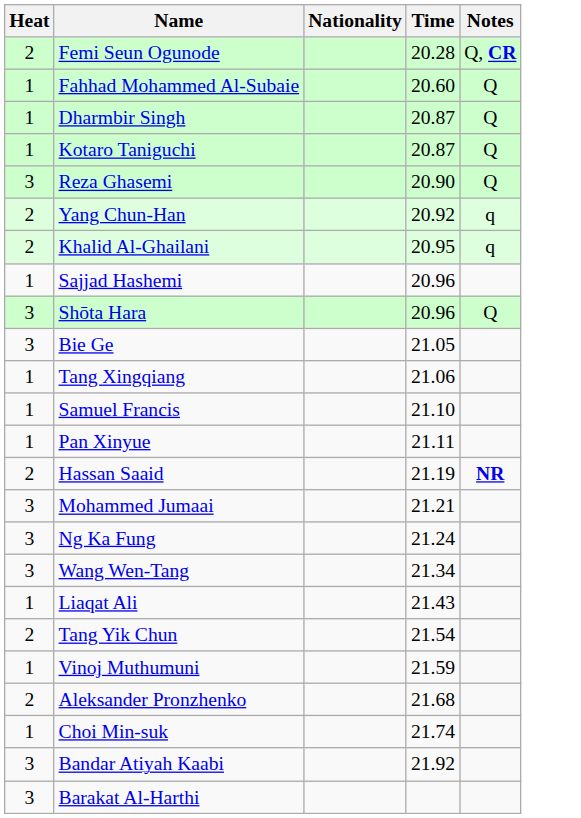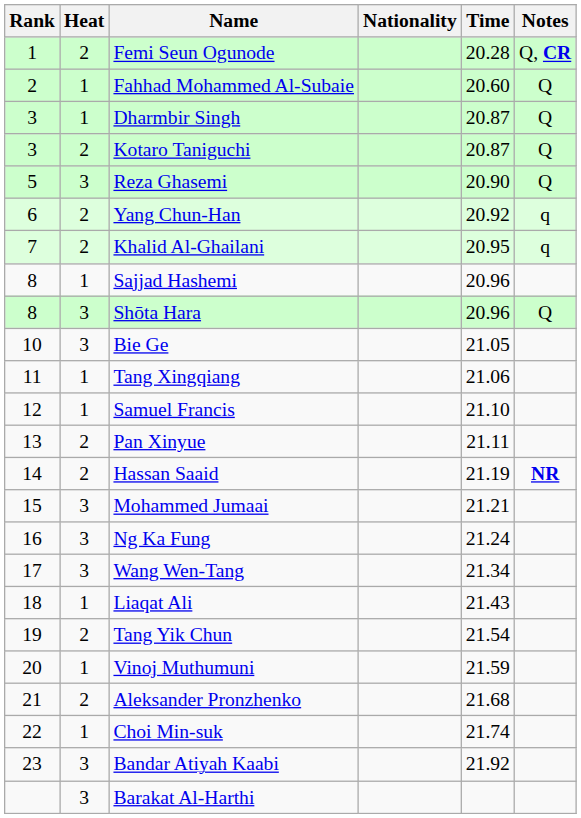+ column: (32, 20)
(29, 150) 1 -> (84, 150) 2
(29, 441) 1 -> (84, 441) 2
